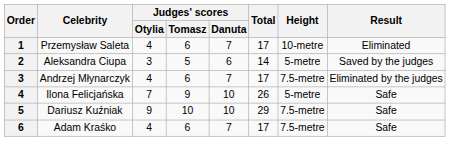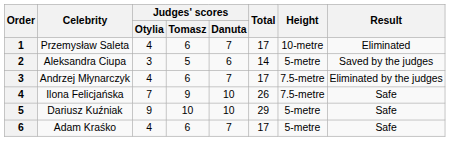(302, 95) 5-metre -> (302, 95) 7.5-metre
(302, 111) 7.5-metre -> (302, 111) 5-metre
(302, 128) 7.5-metre -> (302, 128) 5-metre
